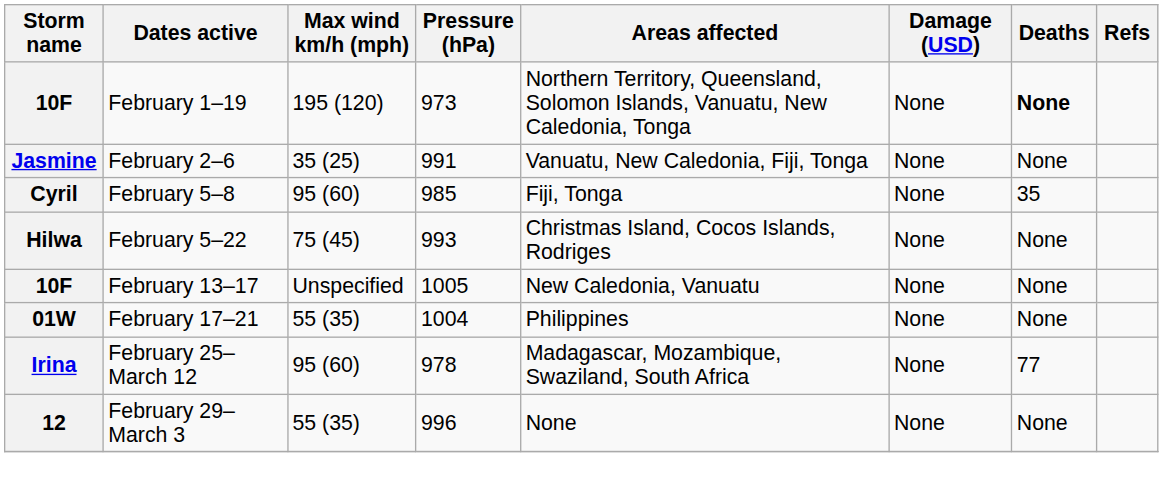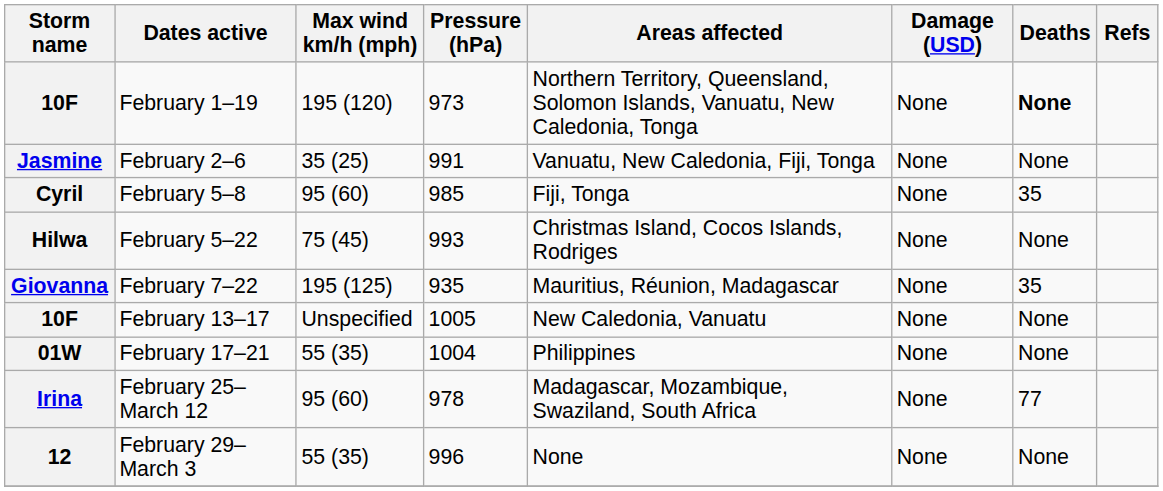+ row: (189, 285)
